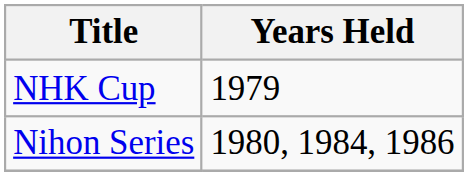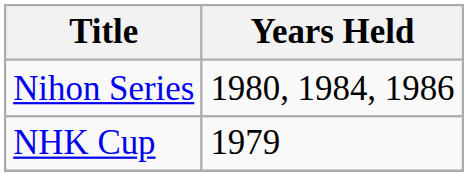rows swapped: (84, 87) <-> (104, 142)
